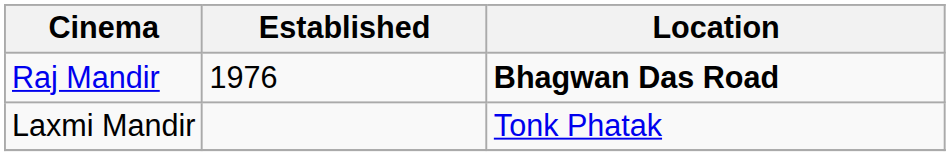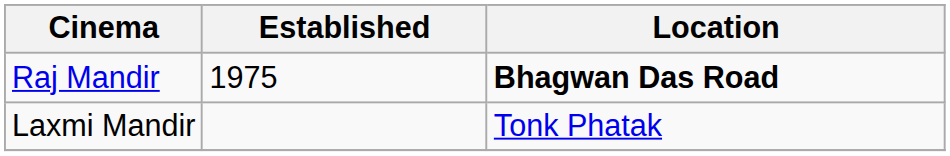(243, 77) 1976 -> (243, 77) 1975
